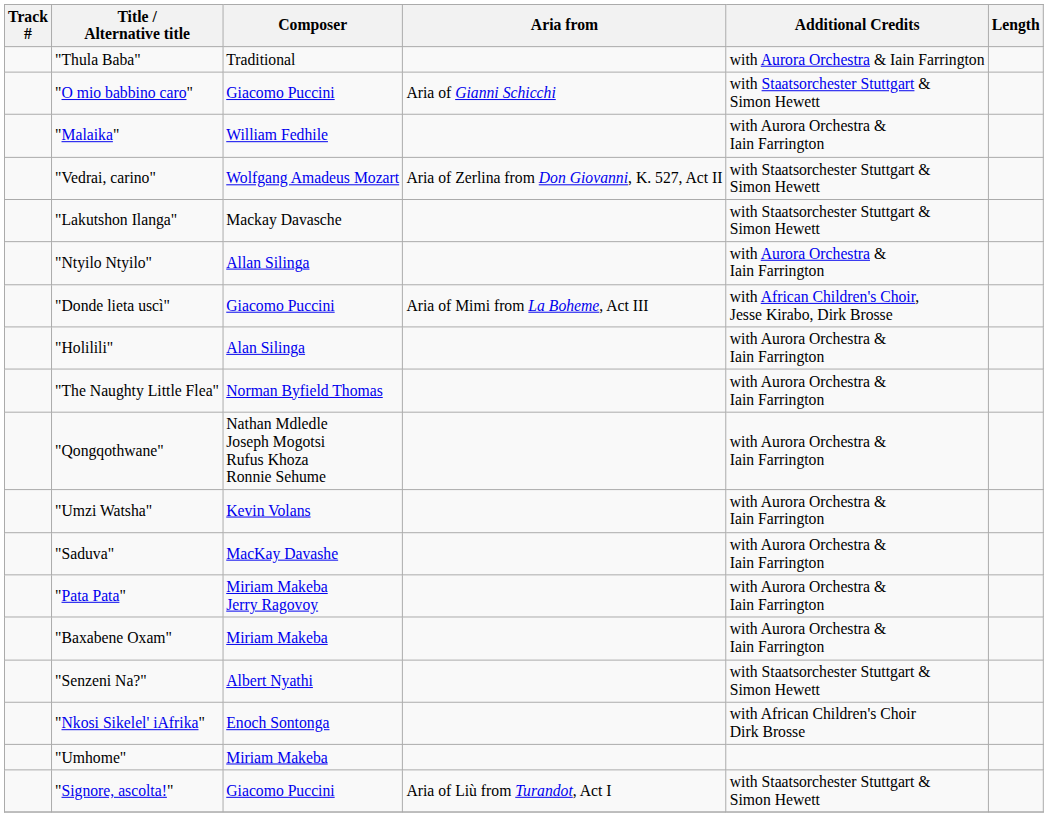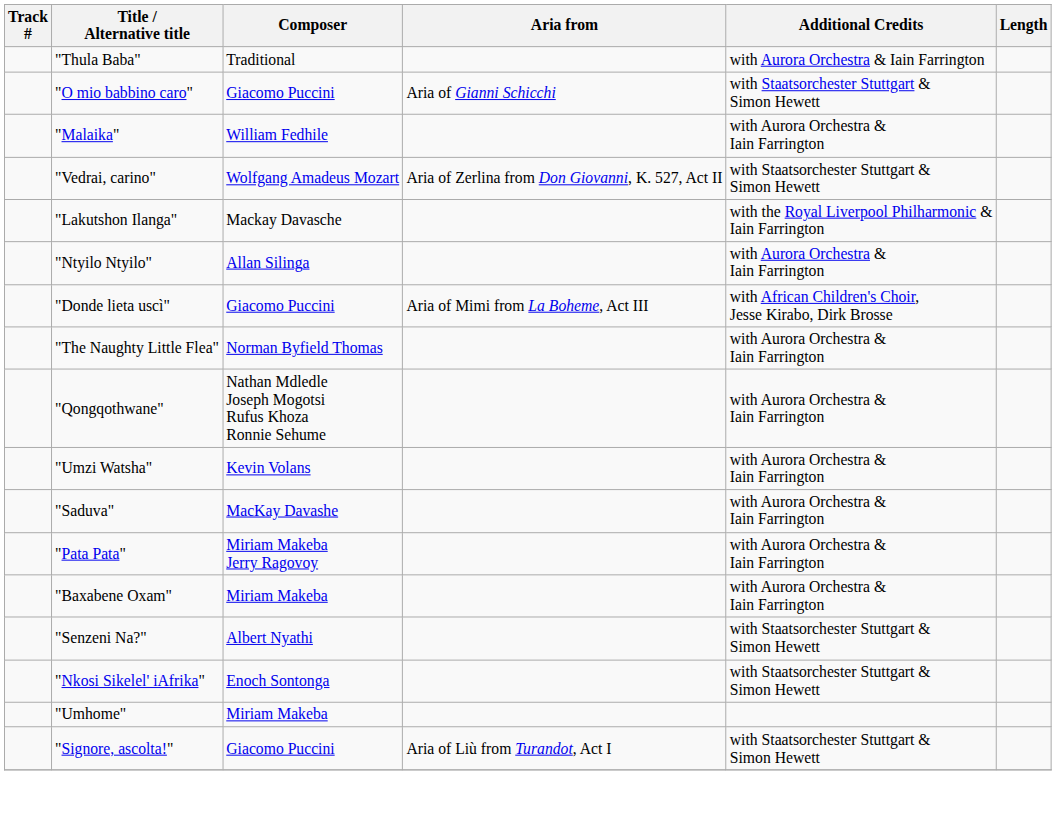(830, 220) with Staatsorchester Stuttgart & Simon Hewett -> (861, 220) with the Royal Liverpool Philharmonic & Iain Farrington
- row: (84, 348)
(823, 723) with African Children's Choir Dirk Brosse -> (830, 681) with Staatsorchester Stuttgart & Simon Hewett
